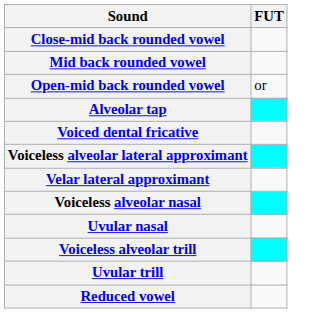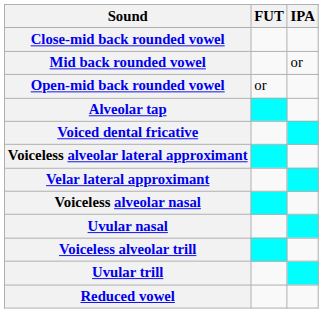+ column: (303, 16)
